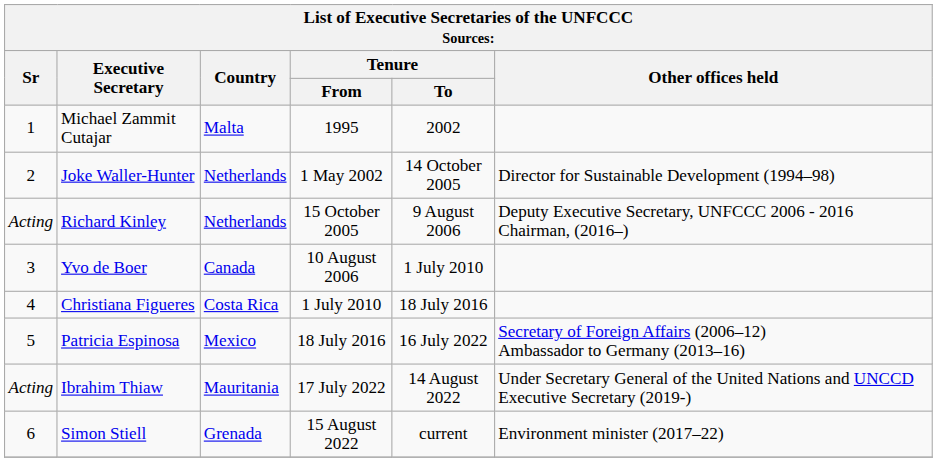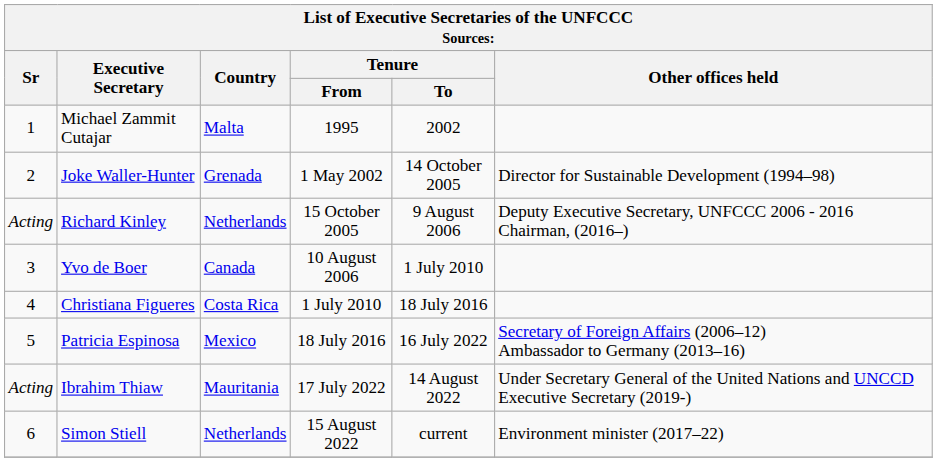(245, 174) Netherlands -> (233, 174) Grenada
(233, 434) Grenada -> (245, 434) Netherlands
